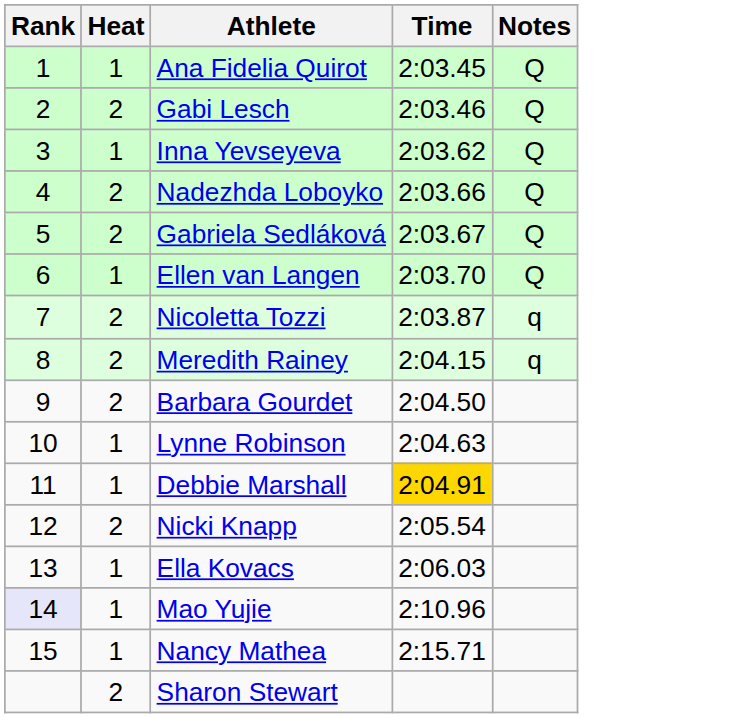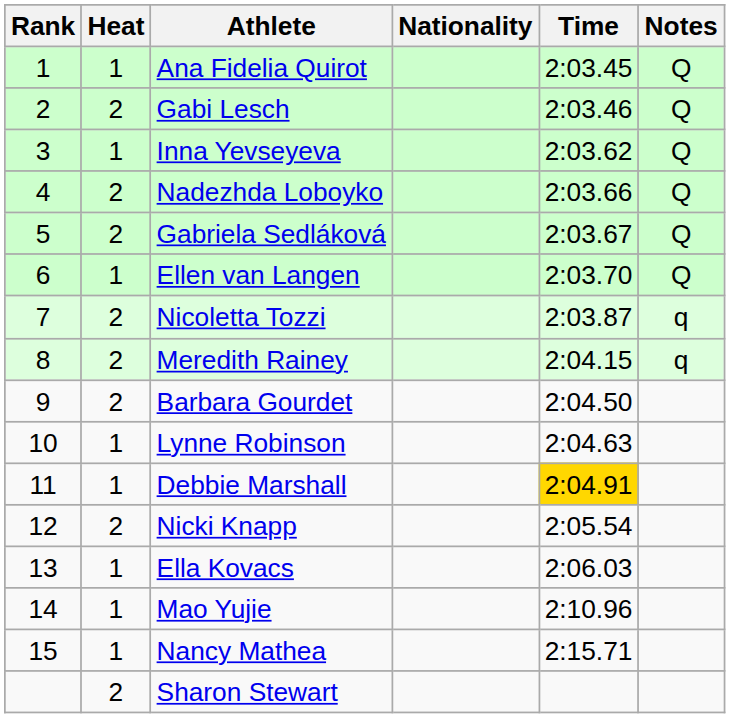+ column: (465, 26)
(43, 609) lavender background -> (43, 609) no background
